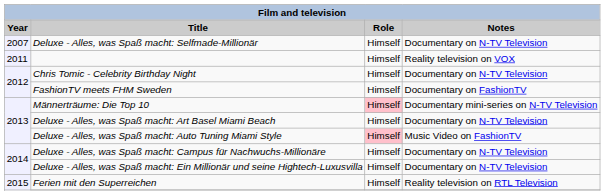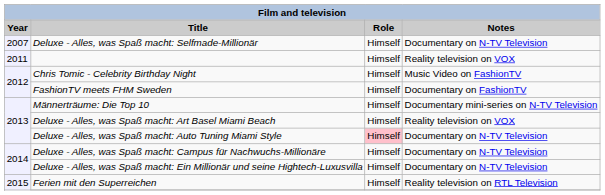(476, 74) Documentary on N-TV Television -> (463, 74) Music Video on FashionTV
(384, 105) pink background -> (384, 105) no background
(476, 121) Documentary on N-TV Television -> (460, 121) Reality television on VOX
(463, 136) Music Video on FashionTV -> (476, 136) Documentary on N-TV Television
